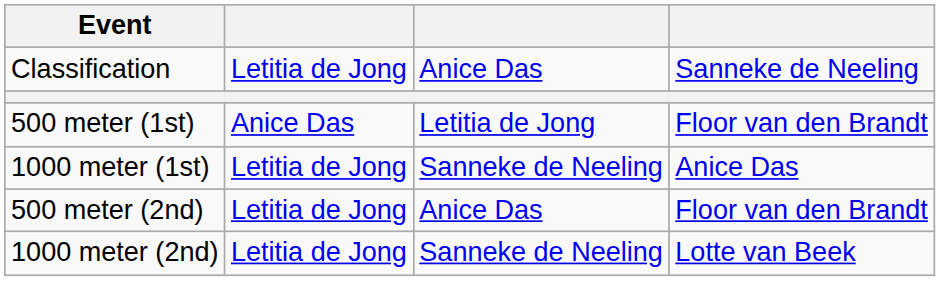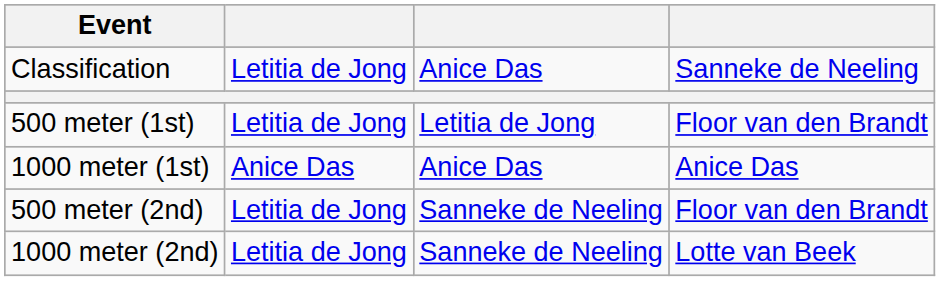(293, 124) Anice Das -> (319, 124) Letitia de Jong
(319, 167) Letitia de Jong -> (293, 167) Anice Das
(541, 167) Sanneke de Neeling -> (481, 167) Anice Das
(481, 209) Anice Das -> (541, 209) Sanneke de Neeling
